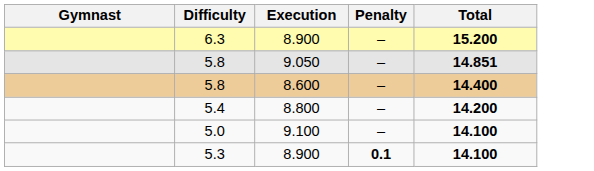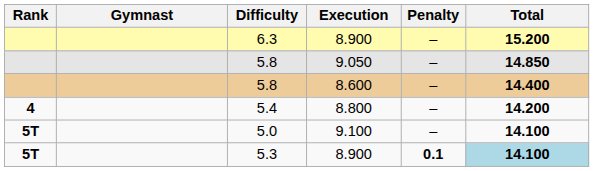+ column: (31, 16)
(475, 62) 14.851 -> (527, 62) 14.850
(475, 154) no background -> (527, 154) lightblue background
